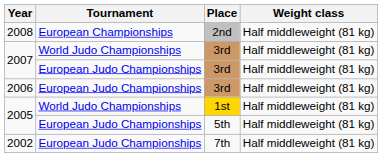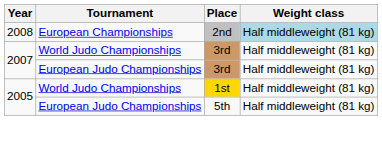(309, 32) no background -> (309, 32) lightblue background
- row: (20, 87)
- row: (20, 143)
